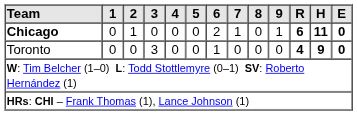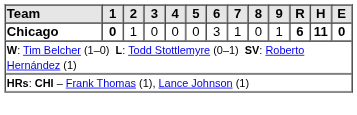(113, 31) normal -> (113, 31) bold
(217, 31) 2 -> (217, 31) 3
- row: (29, 50)
